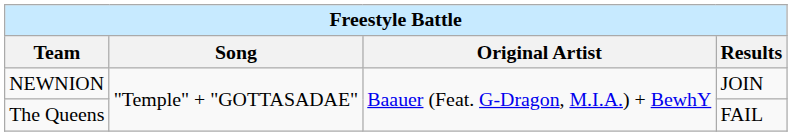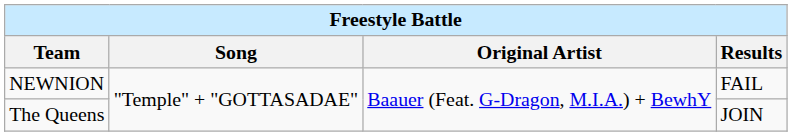(742, 83) JOIN -> (742, 83) FAIL
(742, 114) FAIL -> (742, 114) JOIN
